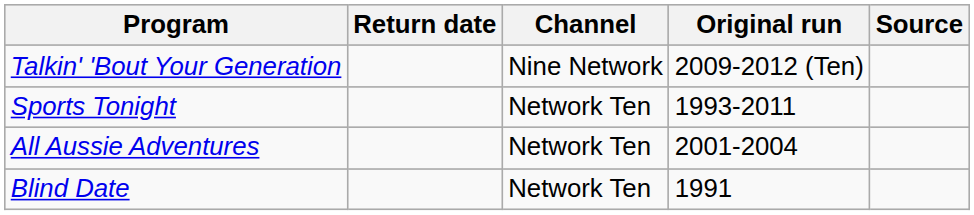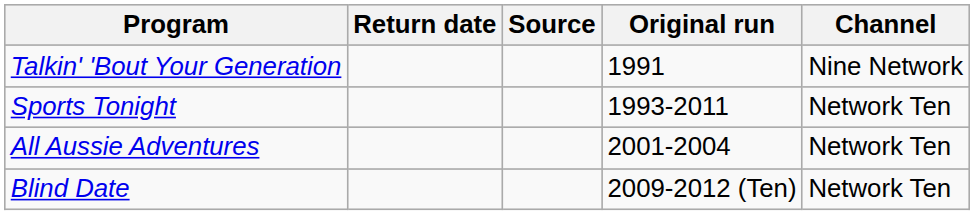columns swapped: (586, 24) <-> (919, 24)
(769, 65) 2009-2012 (Ten) -> (636, 65) 1991
(703, 188) 1991 -> (702, 188) 2009-2012 (Ten)
